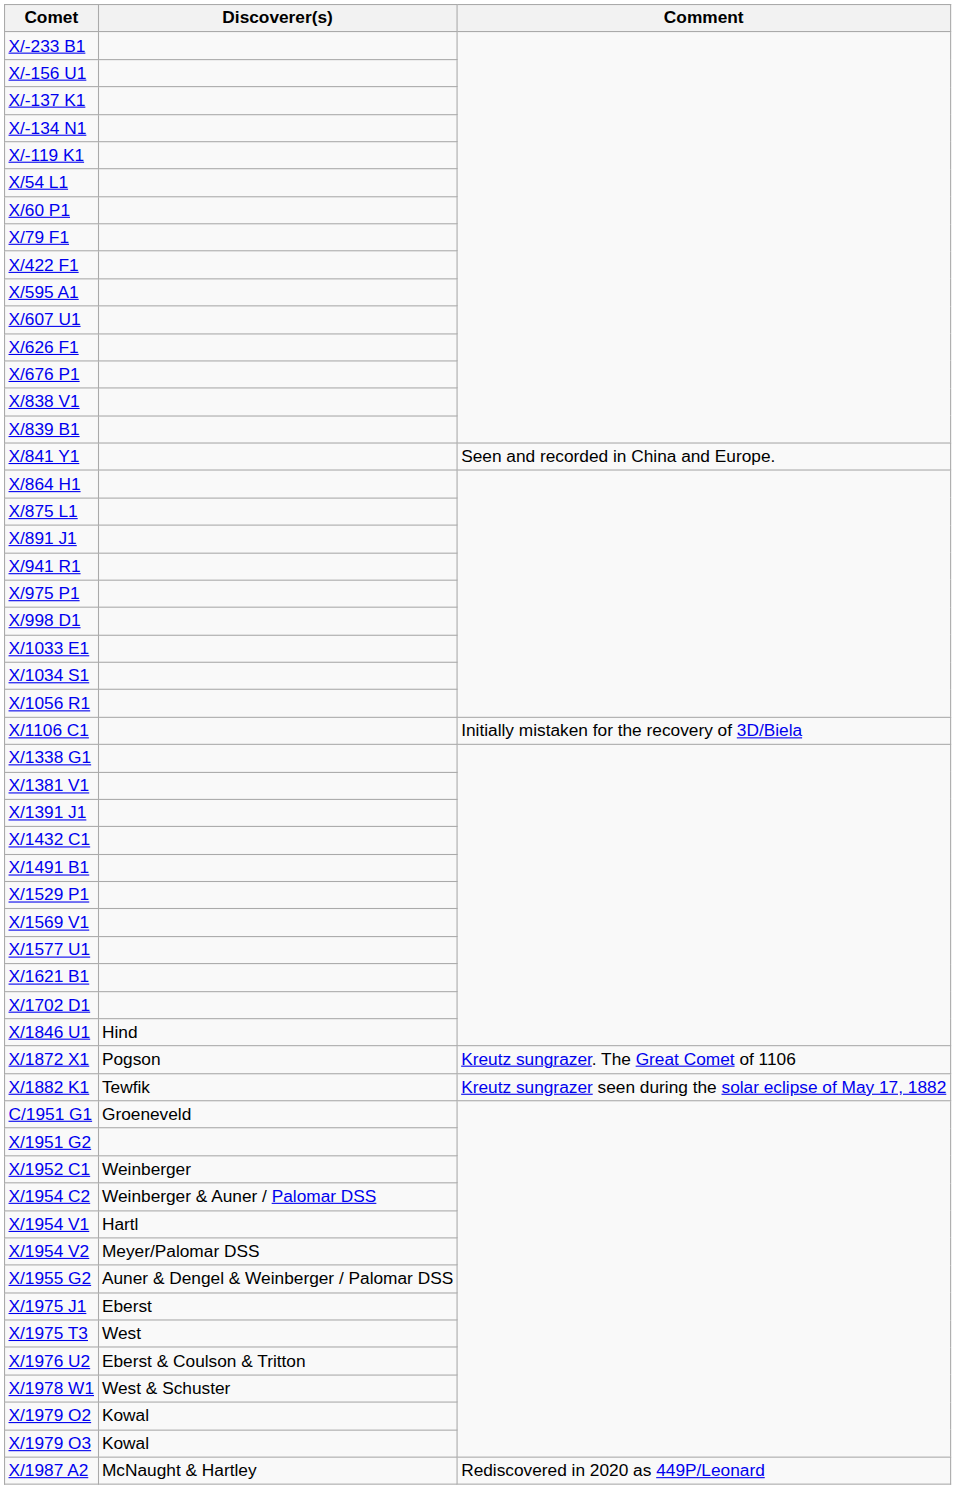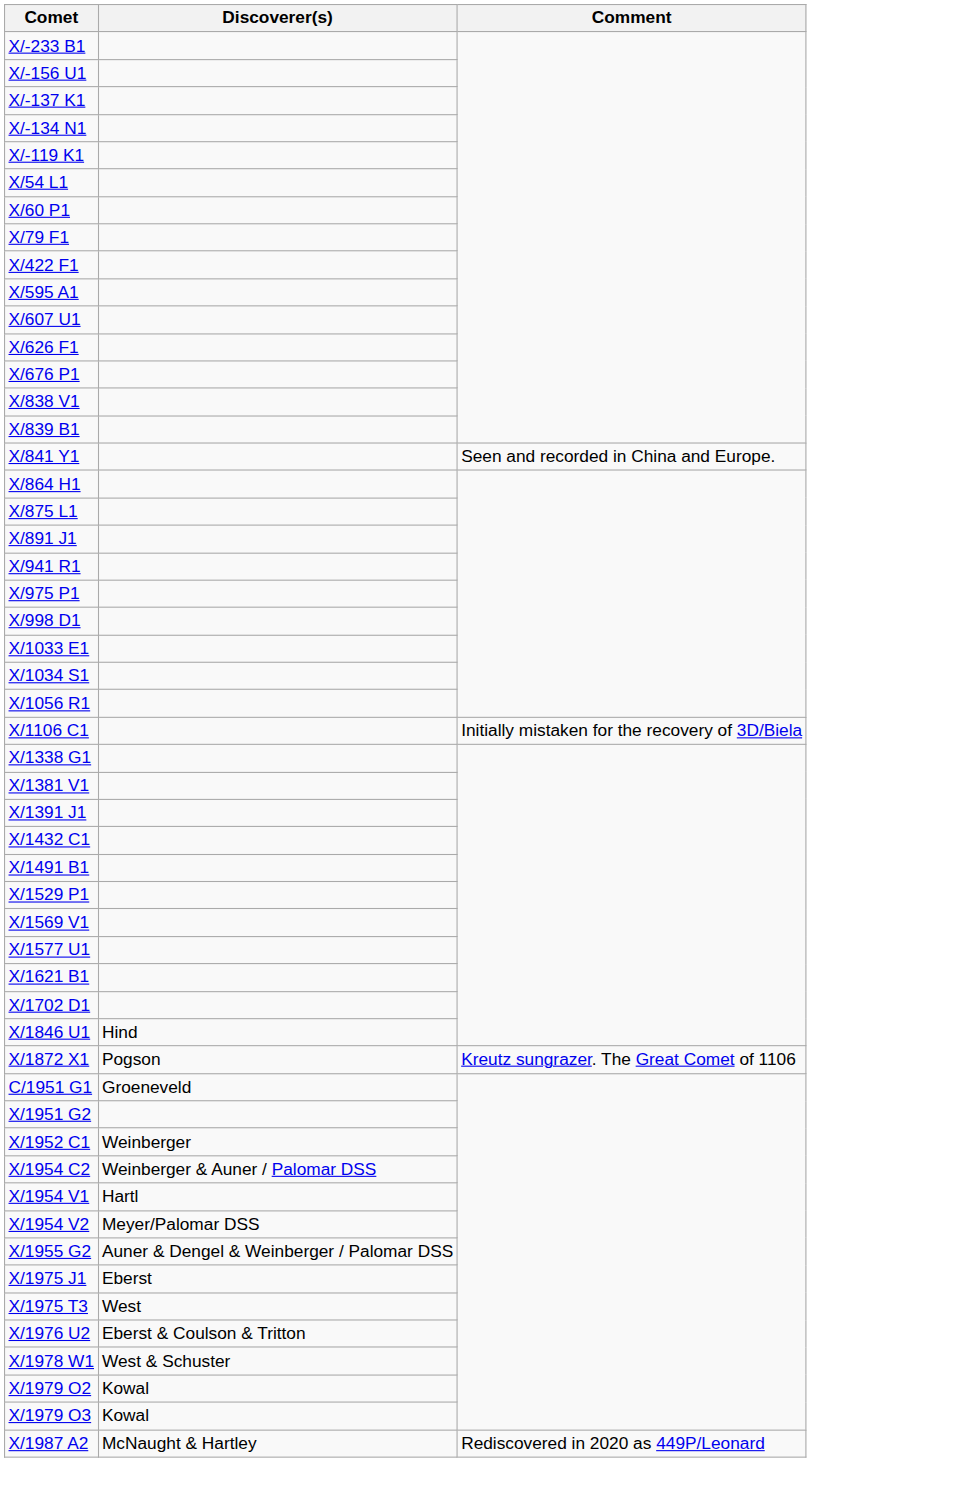- row: (49, 1086)
